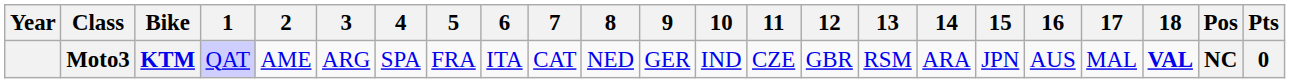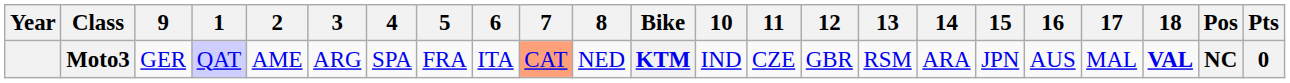columns swapped: (168, 22) <-> (667, 22)
(555, 58) no background -> (546, 58) lightsalmon background
